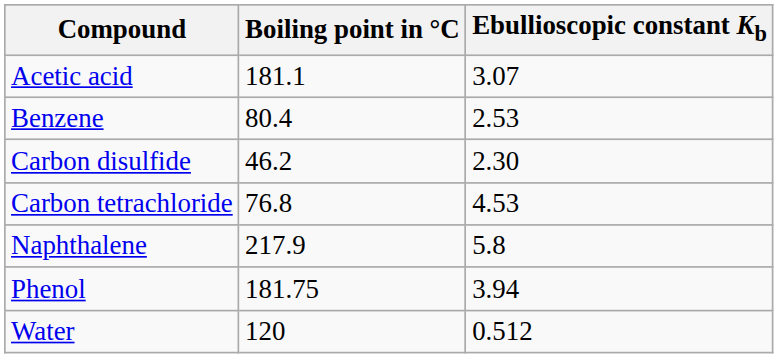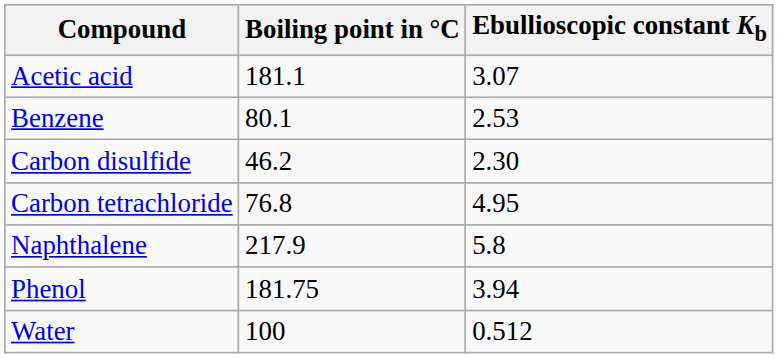(269, 118) 80.4 -> (269, 118) 80.1
(496, 203) 4.53 -> (496, 203) 4.95
(265, 331) 120 -> (265, 331) 100
